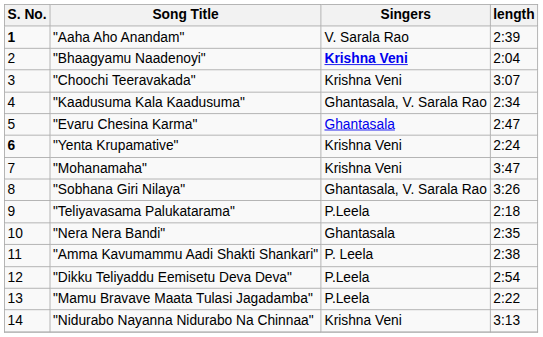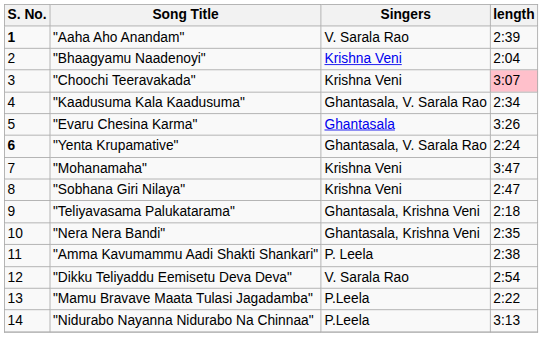(366, 59) bold -> (363, 59) normal
(507, 80) no background -> (507, 80) pink background
(507, 124) 2:47 -> (507, 124) 3:26
(363, 146) Krishna Veni -> (406, 146) Ghantasala, V. Sarala Rao
(406, 189) Ghantasala, V. Sarala Rao -> (363, 189) Krishna Veni
(507, 189) 3:26 -> (507, 189) 2:47
(347, 211) P.Leela -> (402, 211) Ghantasala, Krishna Veni
(360, 233) Ghantasala -> (402, 233) Ghantasala, Krishna Veni
(347, 277) P.Leela -> (367, 277) V. Sarala Rao
(363, 320) Krishna Veni -> (347, 320) P.Leela
